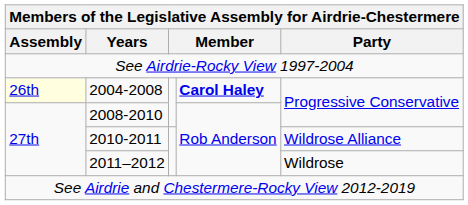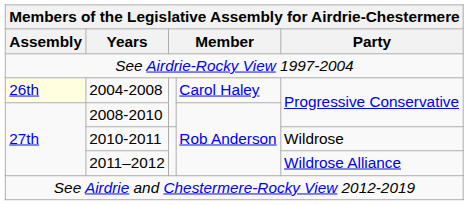(222, 90) bold -> (219, 90) normal
(343, 138) Wildrose Alliance -> (314, 138) Wildrose
(314, 163) Wildrose -> (343, 163) Wildrose Alliance
